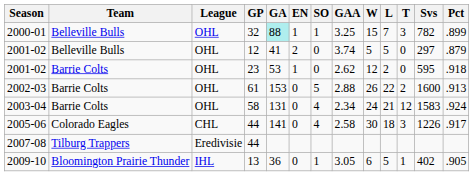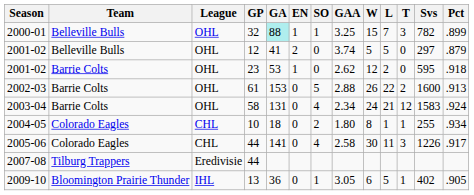+ row: (27, 124)
(389, 124) 18 -> (389, 143) 11
